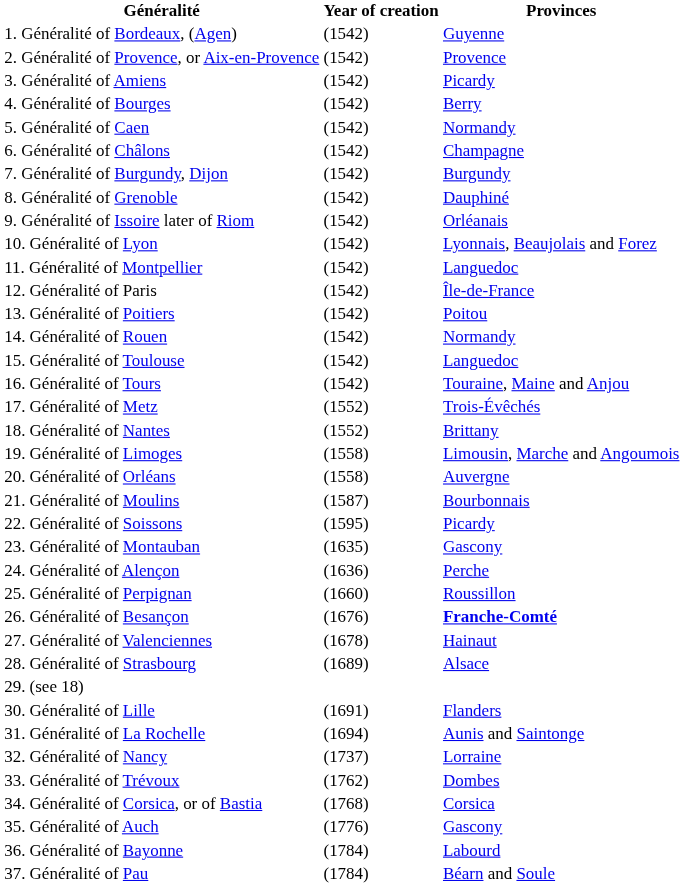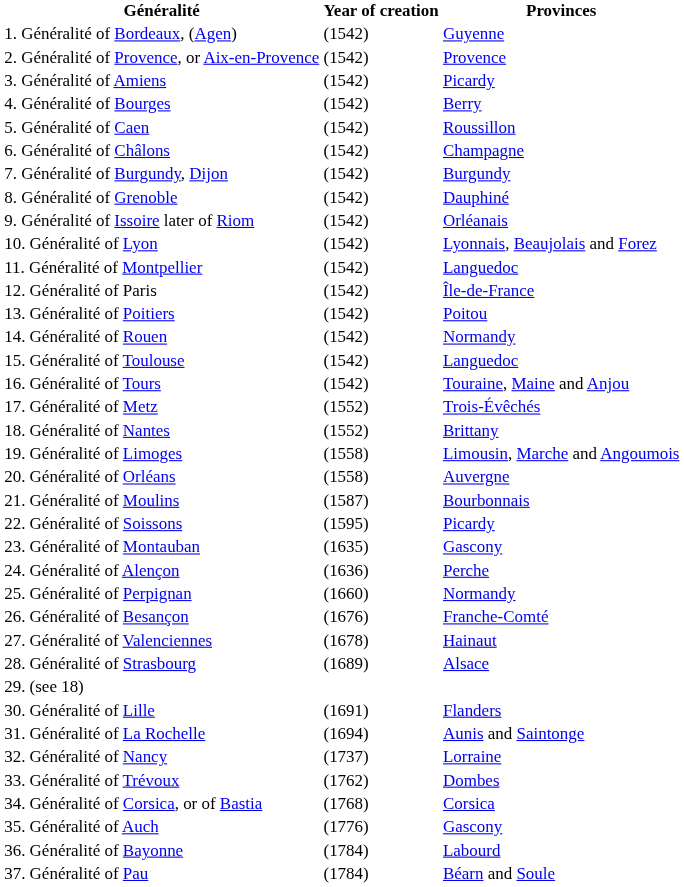(479, 127) Normandy -> (479, 127) Roussillon
(479, 593) Roussillon -> (479, 593) Normandy
(500, 617) bold -> (496, 617) normal
